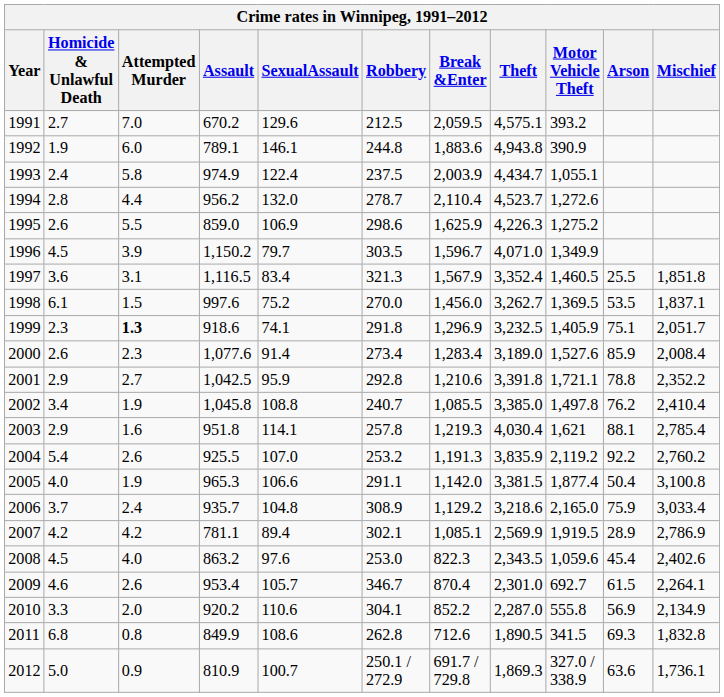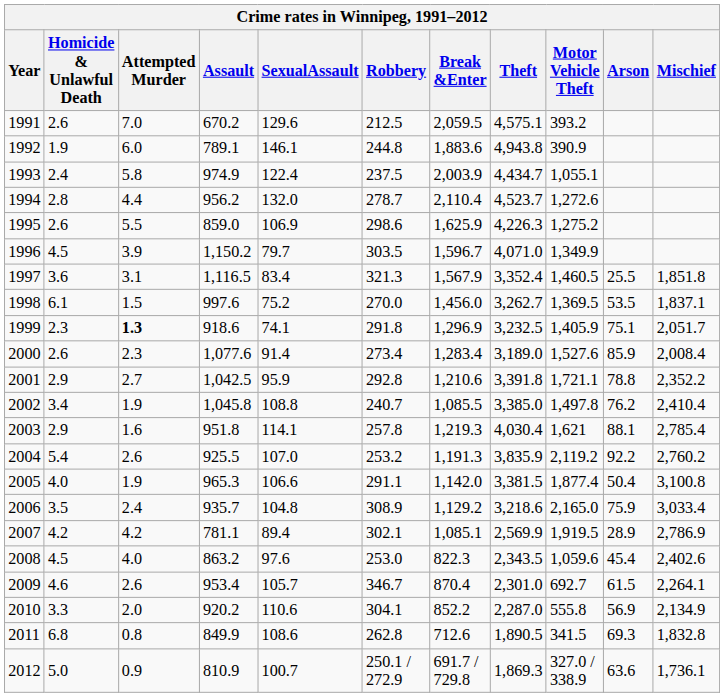(58, 123) 2.7 -> (58, 123) 2.6
(58, 507) 3.7 -> (58, 507) 3.5
